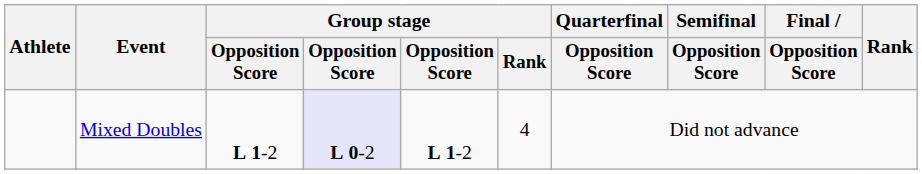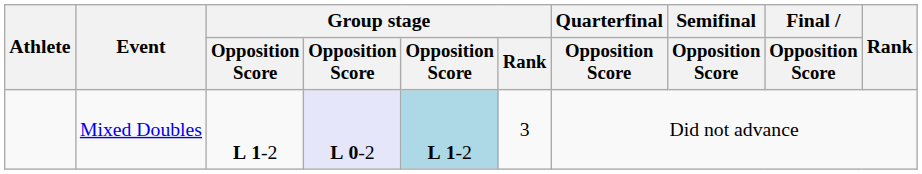(450, 152) no background -> (450, 152) lightblue background
(525, 129) 4 -> (525, 129) 3
